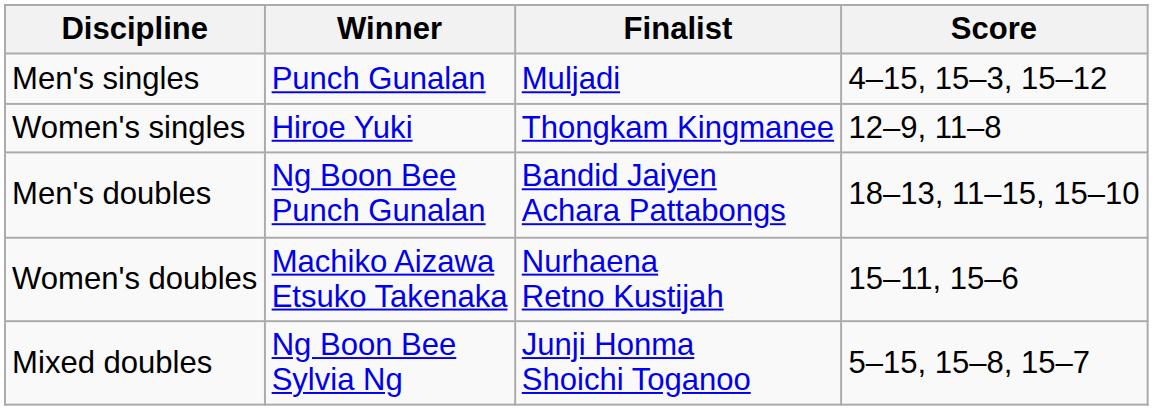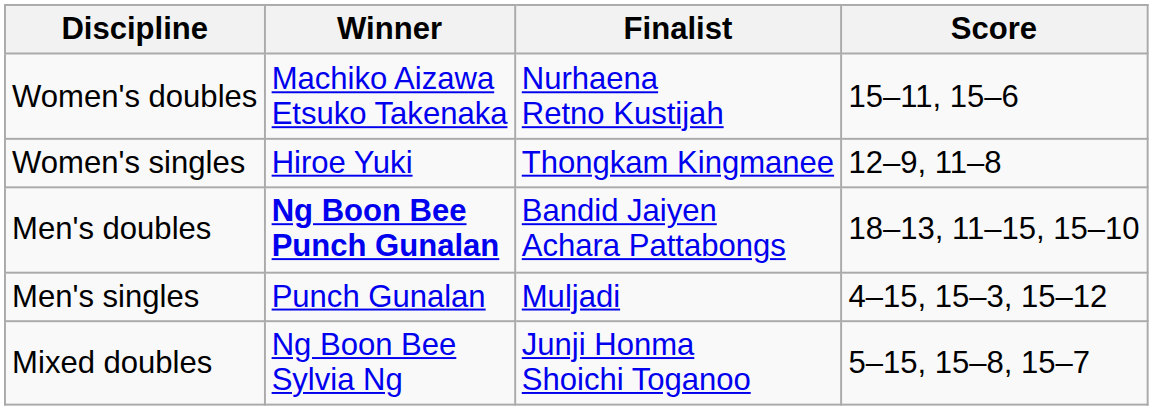rows swapped: (106, 78) <-> (135, 278)
(379, 194) normal -> (385, 229) bold
